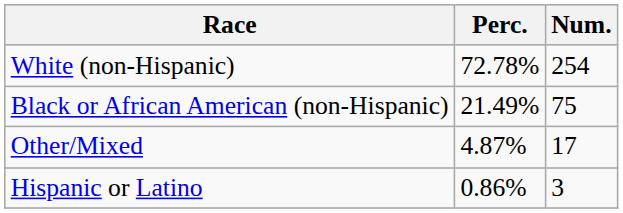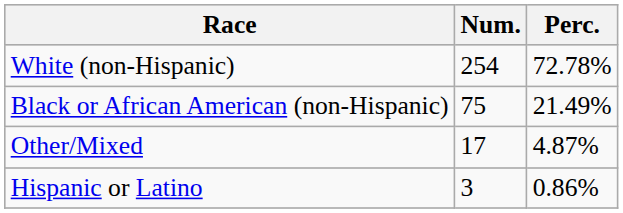columns swapped: (581, 24) <-> (500, 24)
